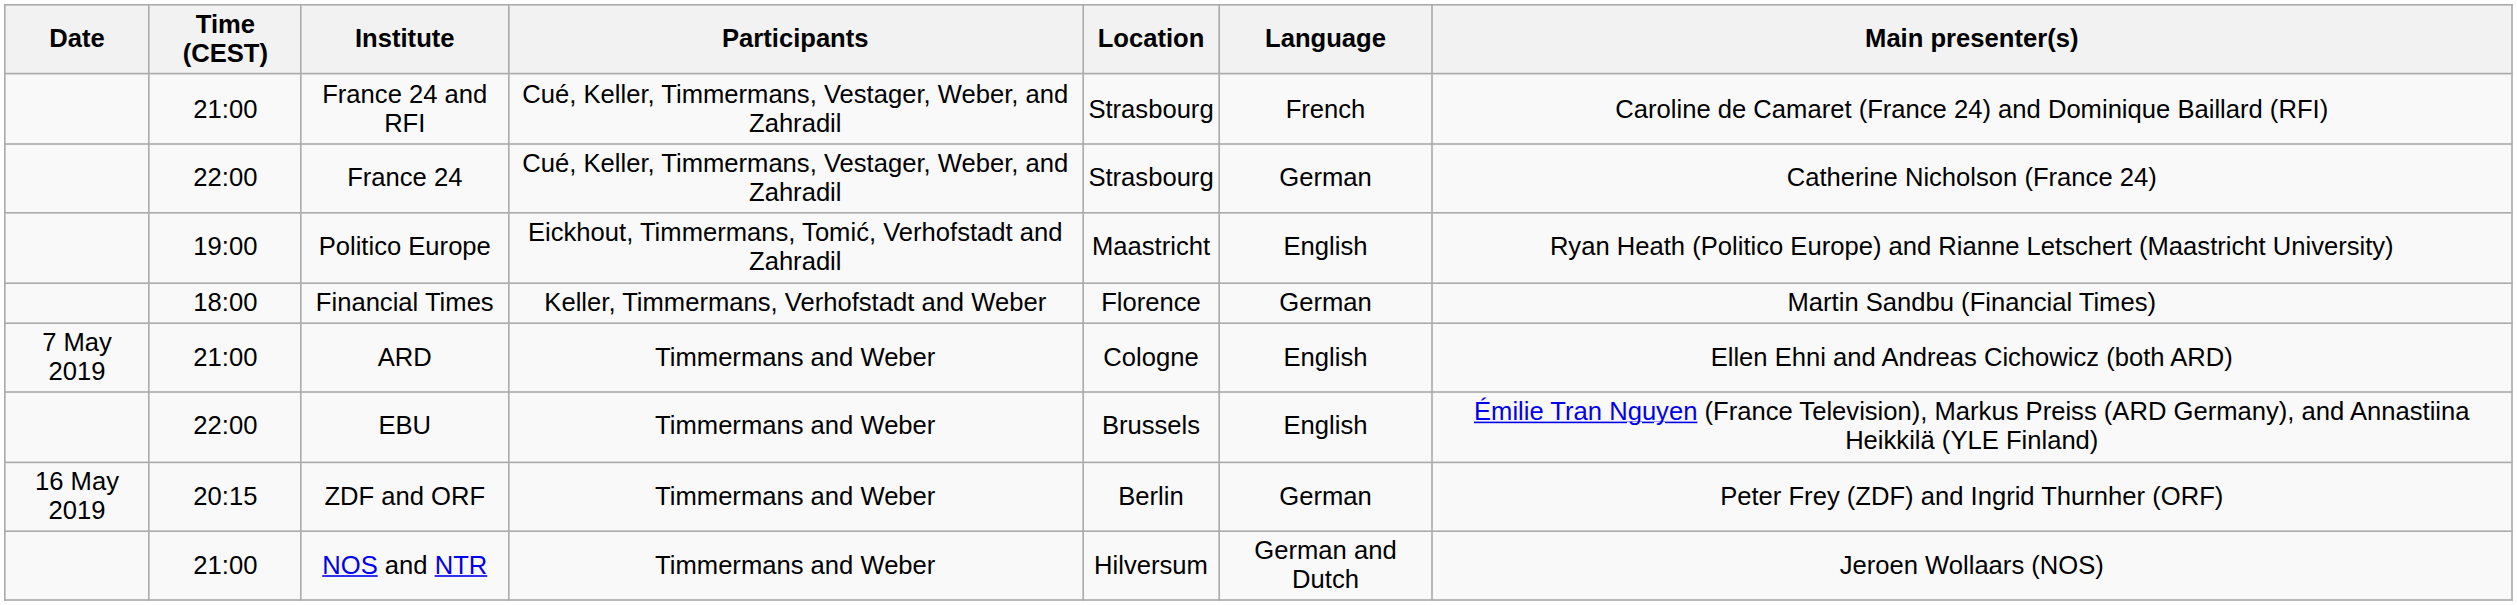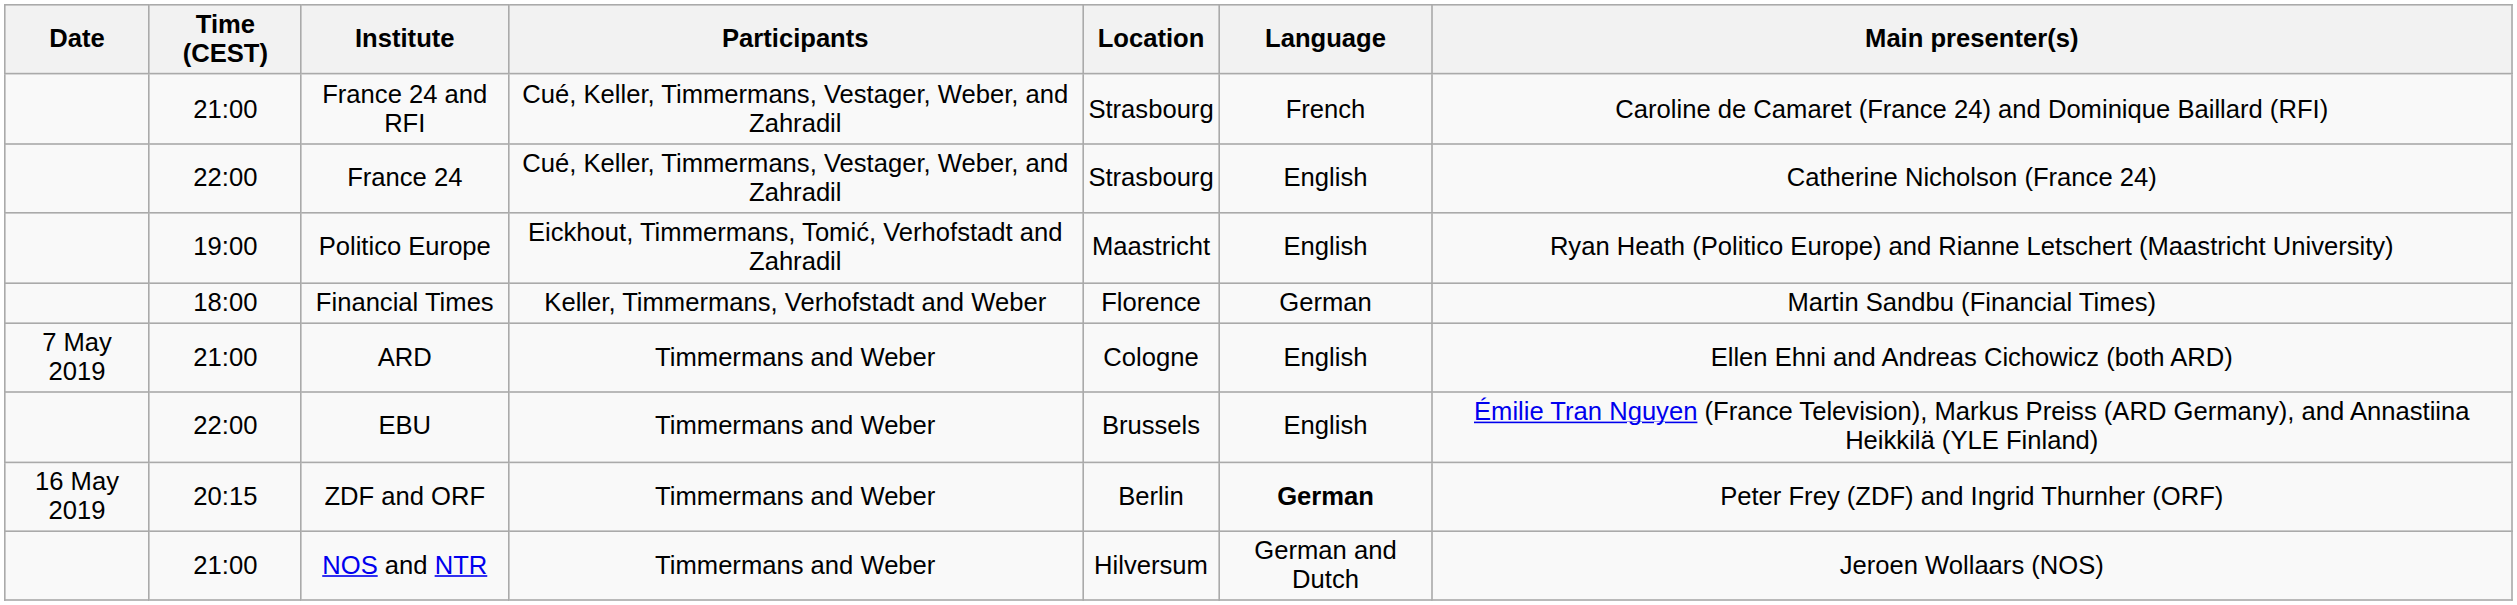(1326, 178) German -> (1326, 178) English
(1326, 496) normal -> (1326, 496) bold
